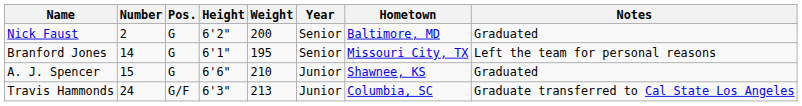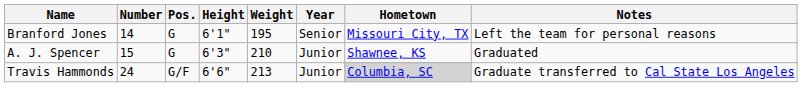- row: (43, 33)
(216, 72) 6'6" -> (216, 53) 6'3"
(216, 91) 6'3" -> (216, 72) 6'6"
(390, 91) no background -> (390, 72) lightgrey background
